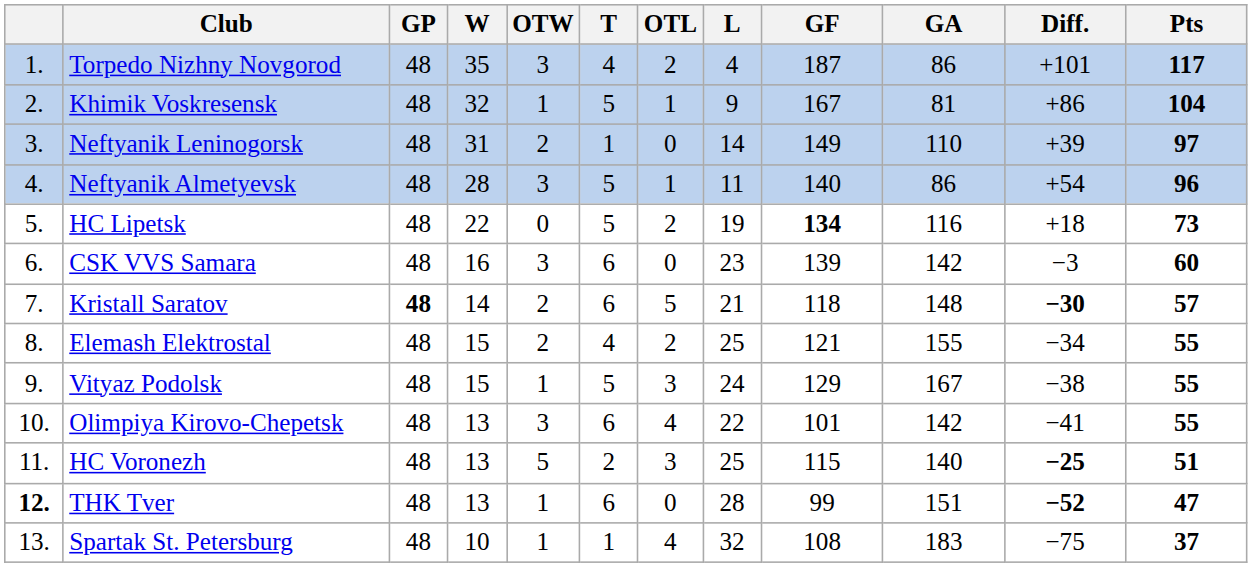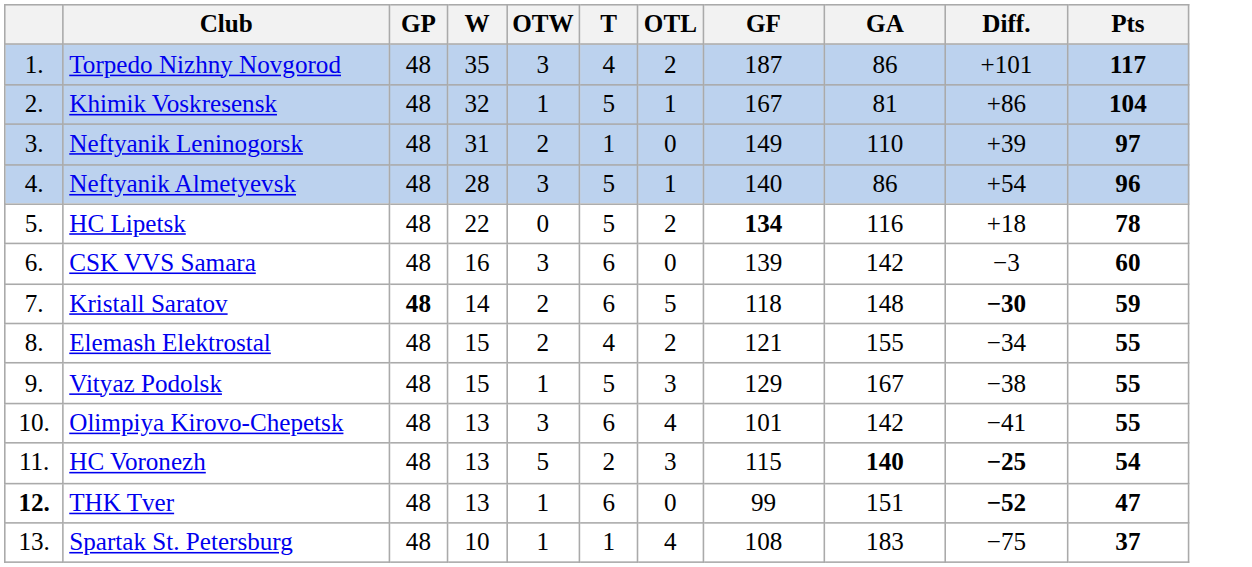- column: (732, 24)
(1187, 223) 73 -> (1128, 223) 78
(1187, 303) 57 -> (1128, 303) 59
(944, 462) normal -> (885, 462) bold
(1187, 462) 51 -> (1128, 462) 54
